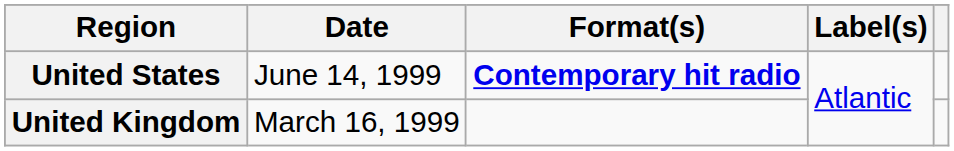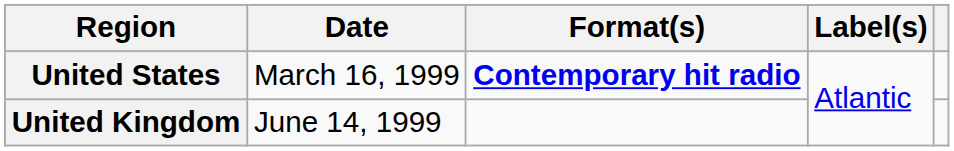(348, 74) June 14, 1999 -> (357, 74) March 16, 1999
(357, 121) March 16, 1999 -> (348, 121) June 14, 1999
